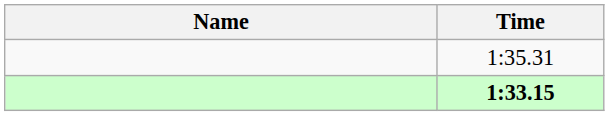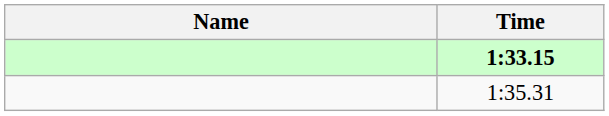rows swapped: (520, 92) <-> (520, 57)
